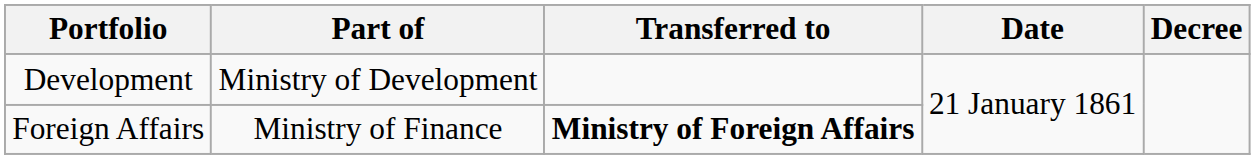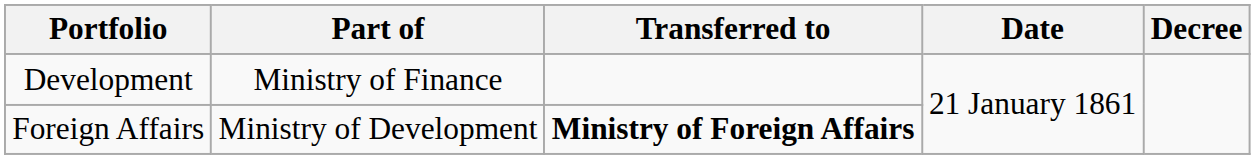(378, 79) Ministry of Development -> (378, 79) Ministry of Finance
(378, 128) Ministry of Finance -> (378, 128) Ministry of Development
